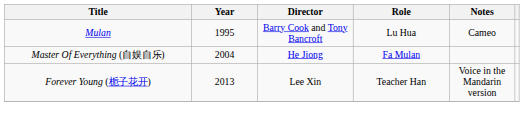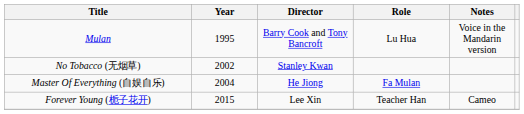(482, 33) Cameo -> (482, 38) Voice in the Mandarin version
+ row: (98, 65)
(225, 82) 2013 -> (225, 100) 2015
(482, 82) Voice in the Mandarin version -> (482, 100) Cameo
